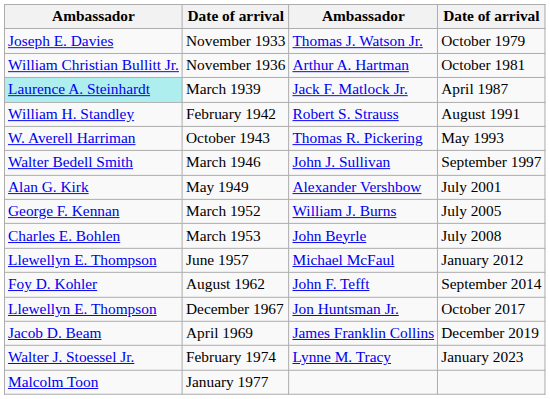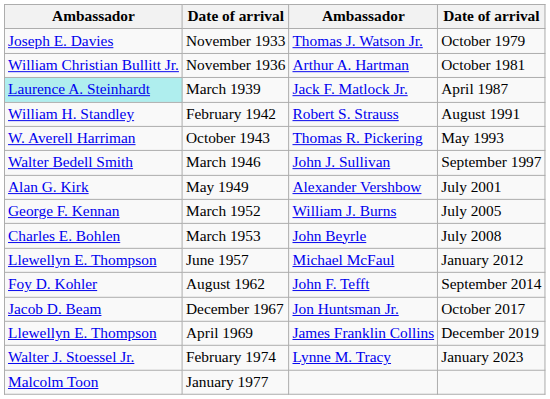(82, 308) Llewellyn E. Thompson -> (55, 308) Jacob D. Beam
(55, 333) Jacob D. Beam -> (82, 333) Llewellyn E. Thompson
